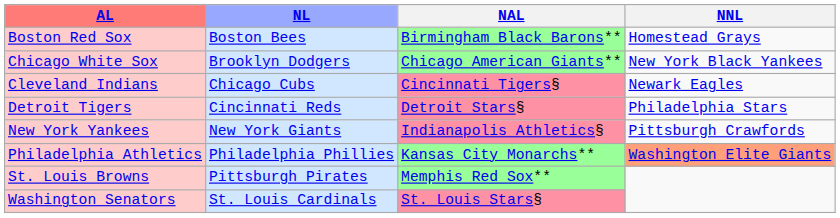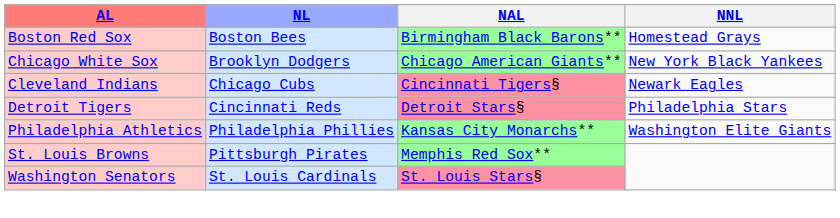- row: (79, 131)
(730, 154) lightsalmon background -> (730, 131) no background
